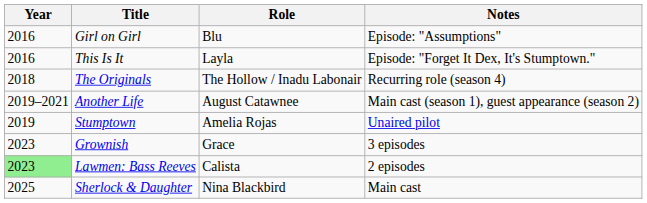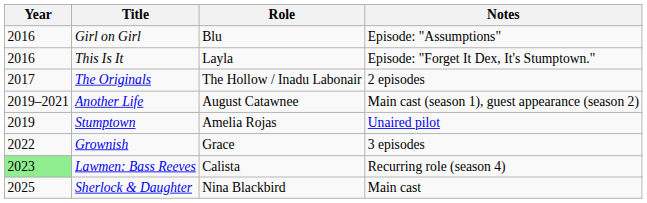(21, 79) 2018 -> (21, 79) 2017
(437, 79) Recurring role (season 4) -> (396, 79) 2 episodes
(21, 144) 2023 -> (21, 144) 2022
(396, 166) 2 episodes -> (437, 166) Recurring role (season 4)
